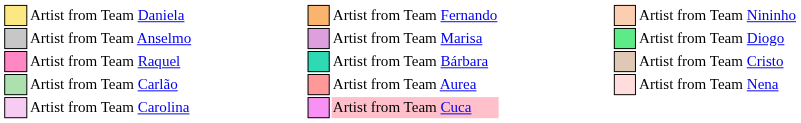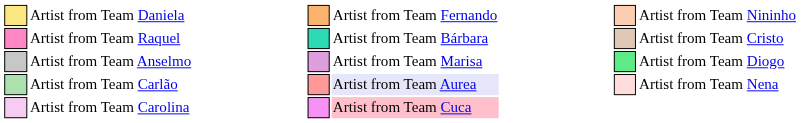rows swapped: (111, 38) <-> (105, 61)
(405, 84) no background -> (405, 84) lavender background
